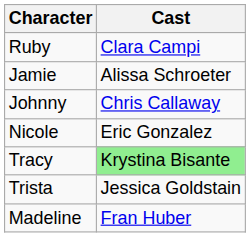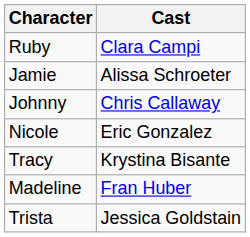(165, 160) lightgreen background -> (165, 160) no background
rows swapped: (31, 189) <-> (45, 217)
